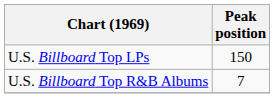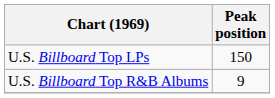(241, 81) 7 -> (241, 81) 9
